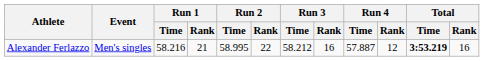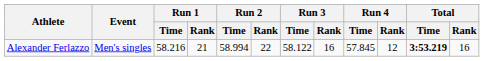(234, 48) 58.995 -> (234, 48) 58.994
(297, 48) 58.212 -> (297, 48) 58.122
(361, 48) 57.887 -> (361, 48) 57.845
